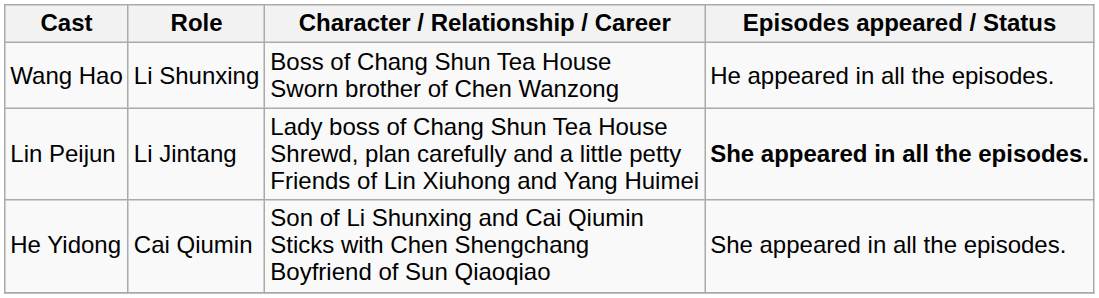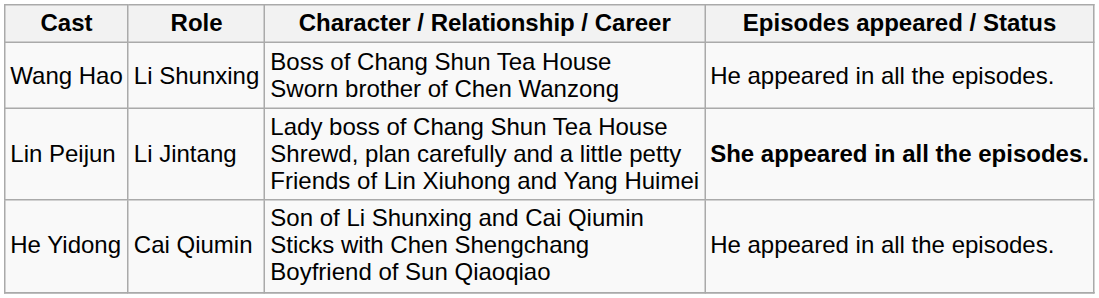(888, 245) She appeared in all the episodes. -> (882, 245) He appeared in all the episodes.
